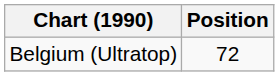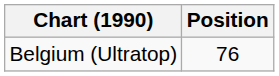(228, 53) 72 -> (228, 53) 76
